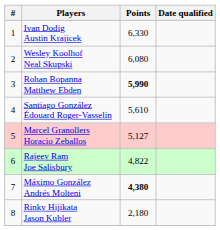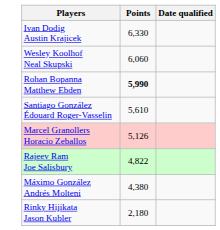- column: (13, 13)
(138, 59) 6,080 -> (138, 59) 6,060
(138, 136) 5,127 -> (138, 136) 5,126
(138, 187) bold -> (138, 187) normal
